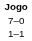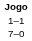rows swapped: (16, 34) <-> (16, 20)
